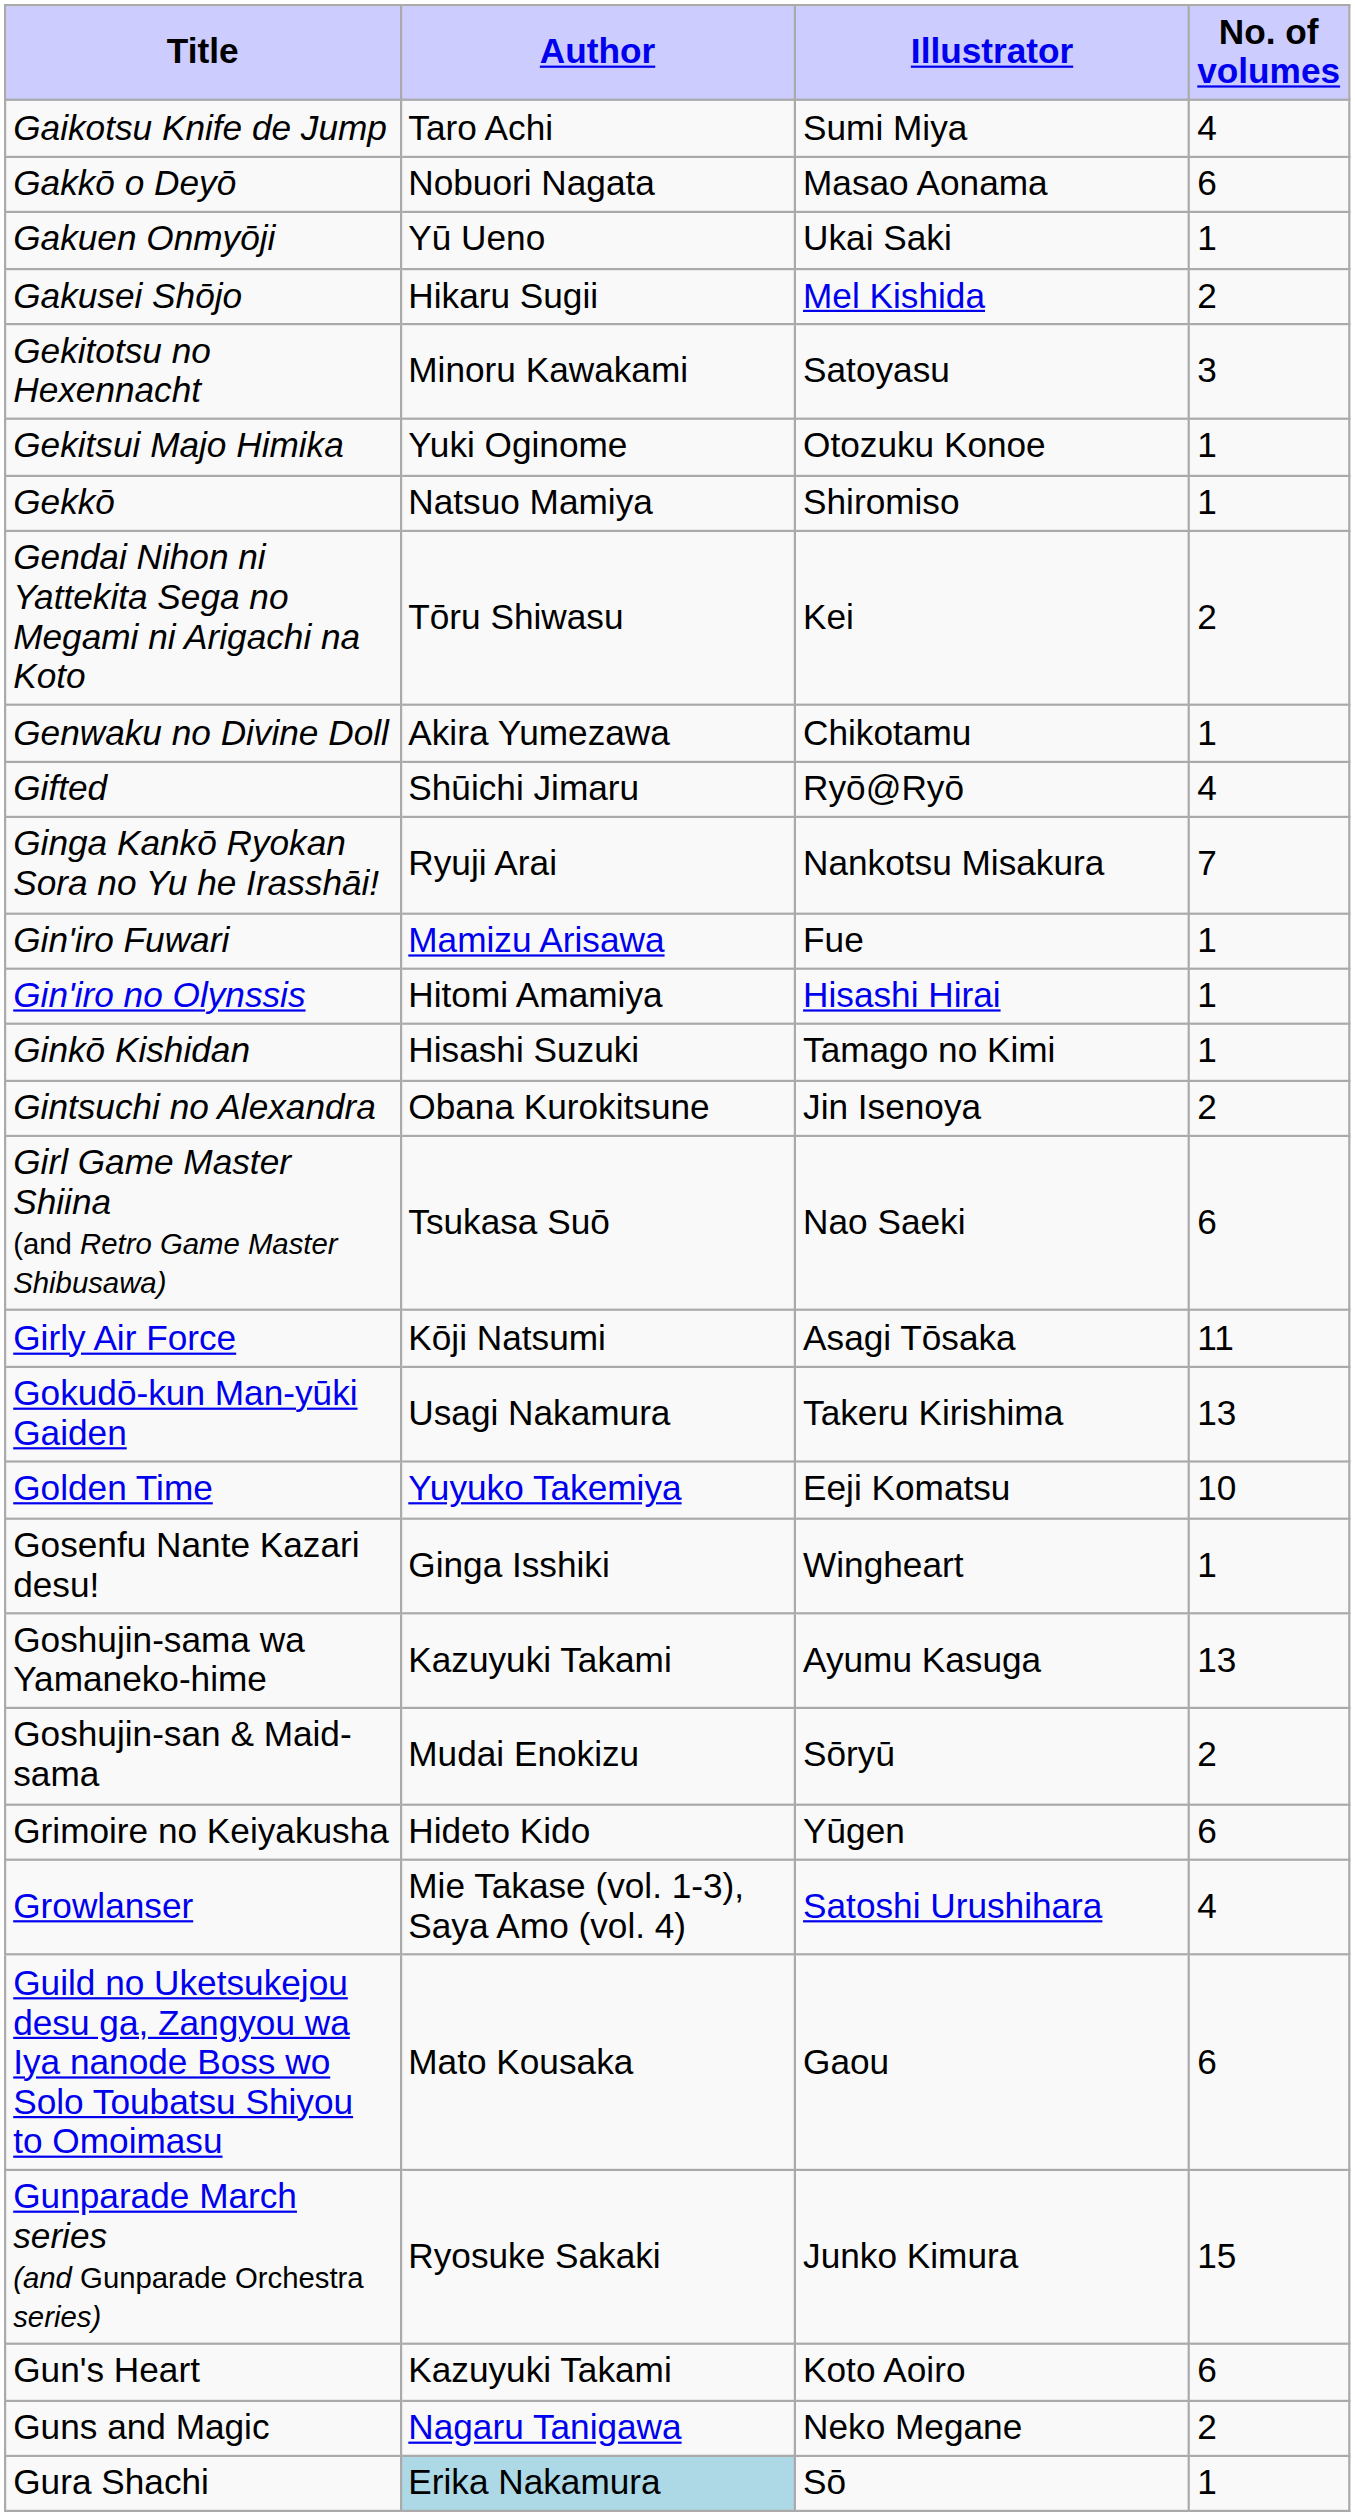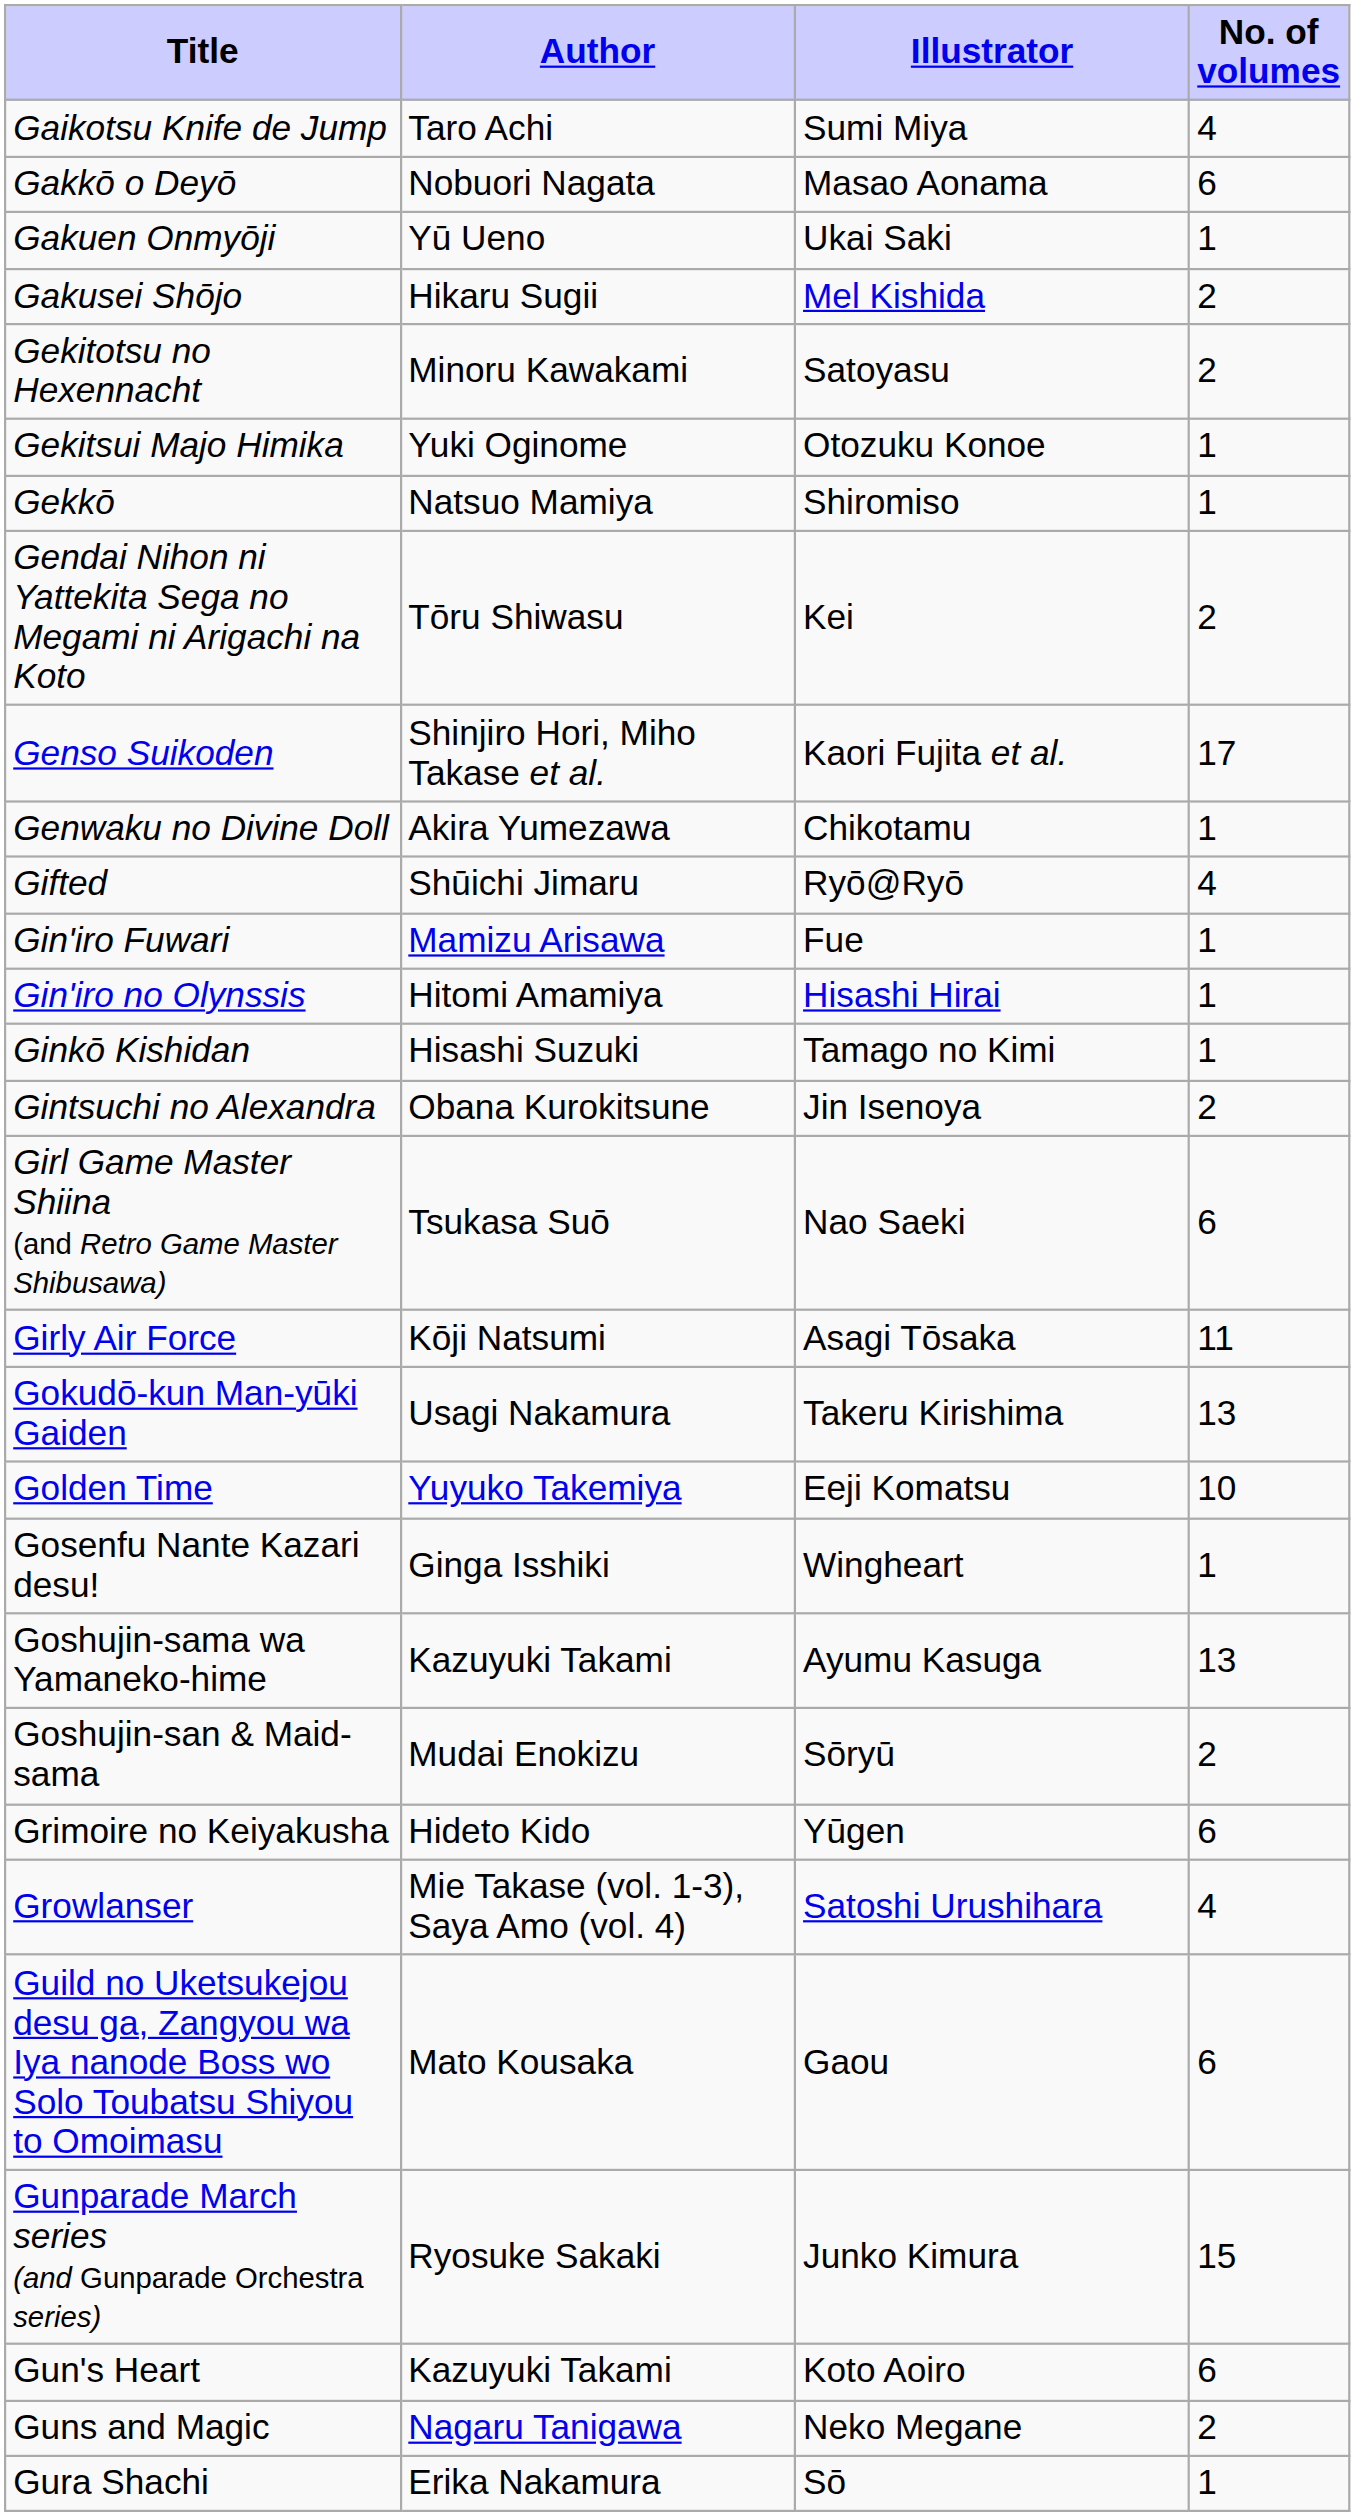(1207, 370) 3 -> (1207, 370) 2
+ row: (143, 752)
- row: (196, 864)
(534, 2482) lightblue background -> (534, 2482) no background
